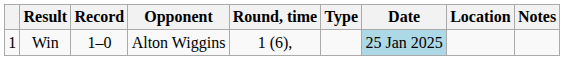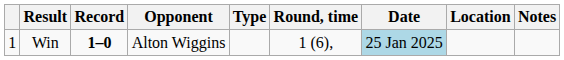columns swapped: (341, 17) <-> (275, 17)
(99, 42) normal -> (99, 42) bold
